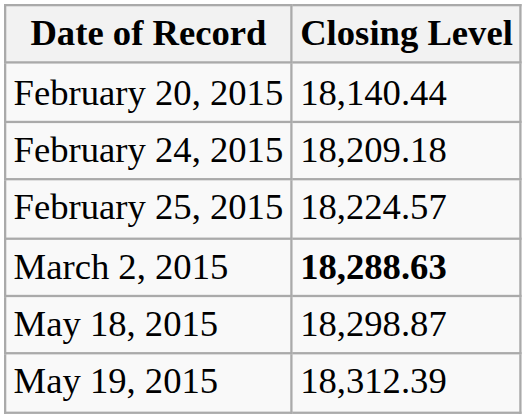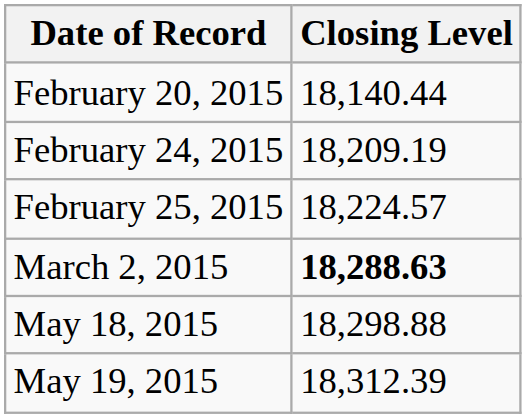(373, 149) 18,209.18 -> (373, 149) 18,209.19
(373, 324) 18,298.87 -> (373, 324) 18,298.88
